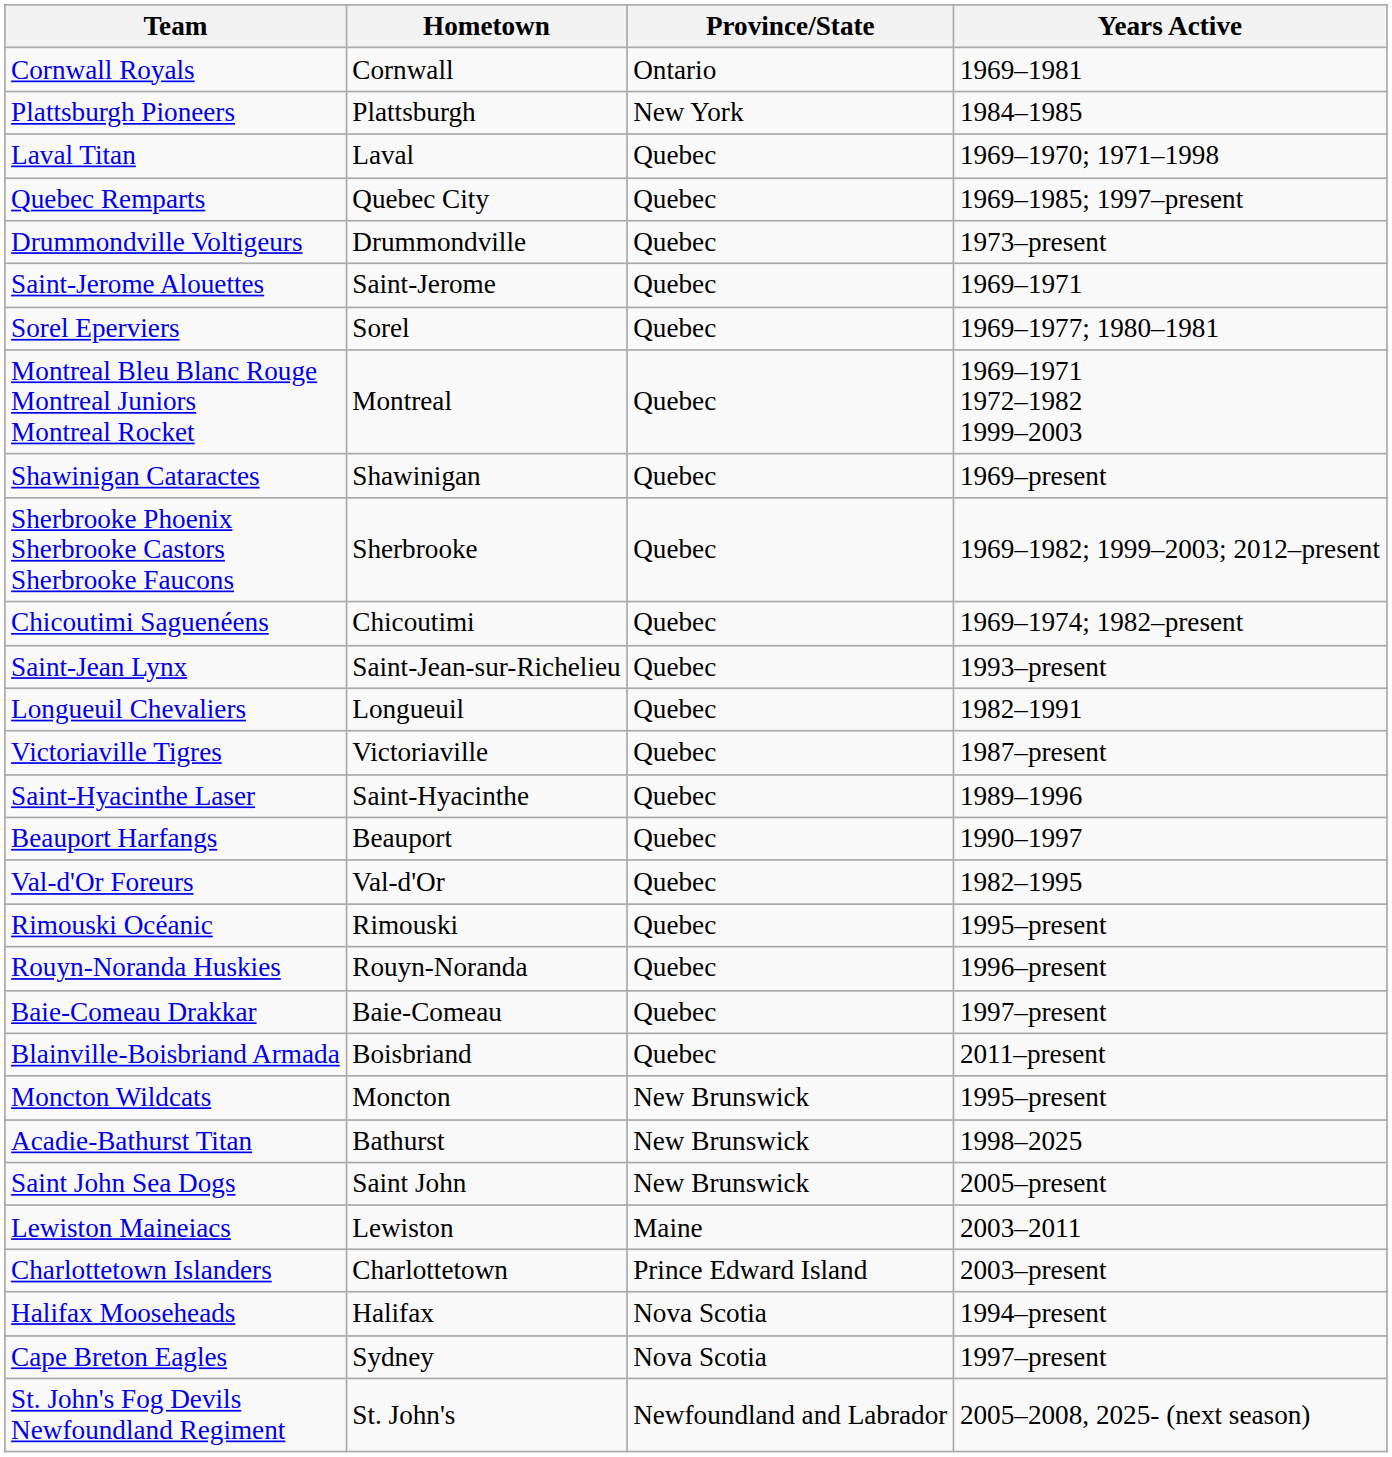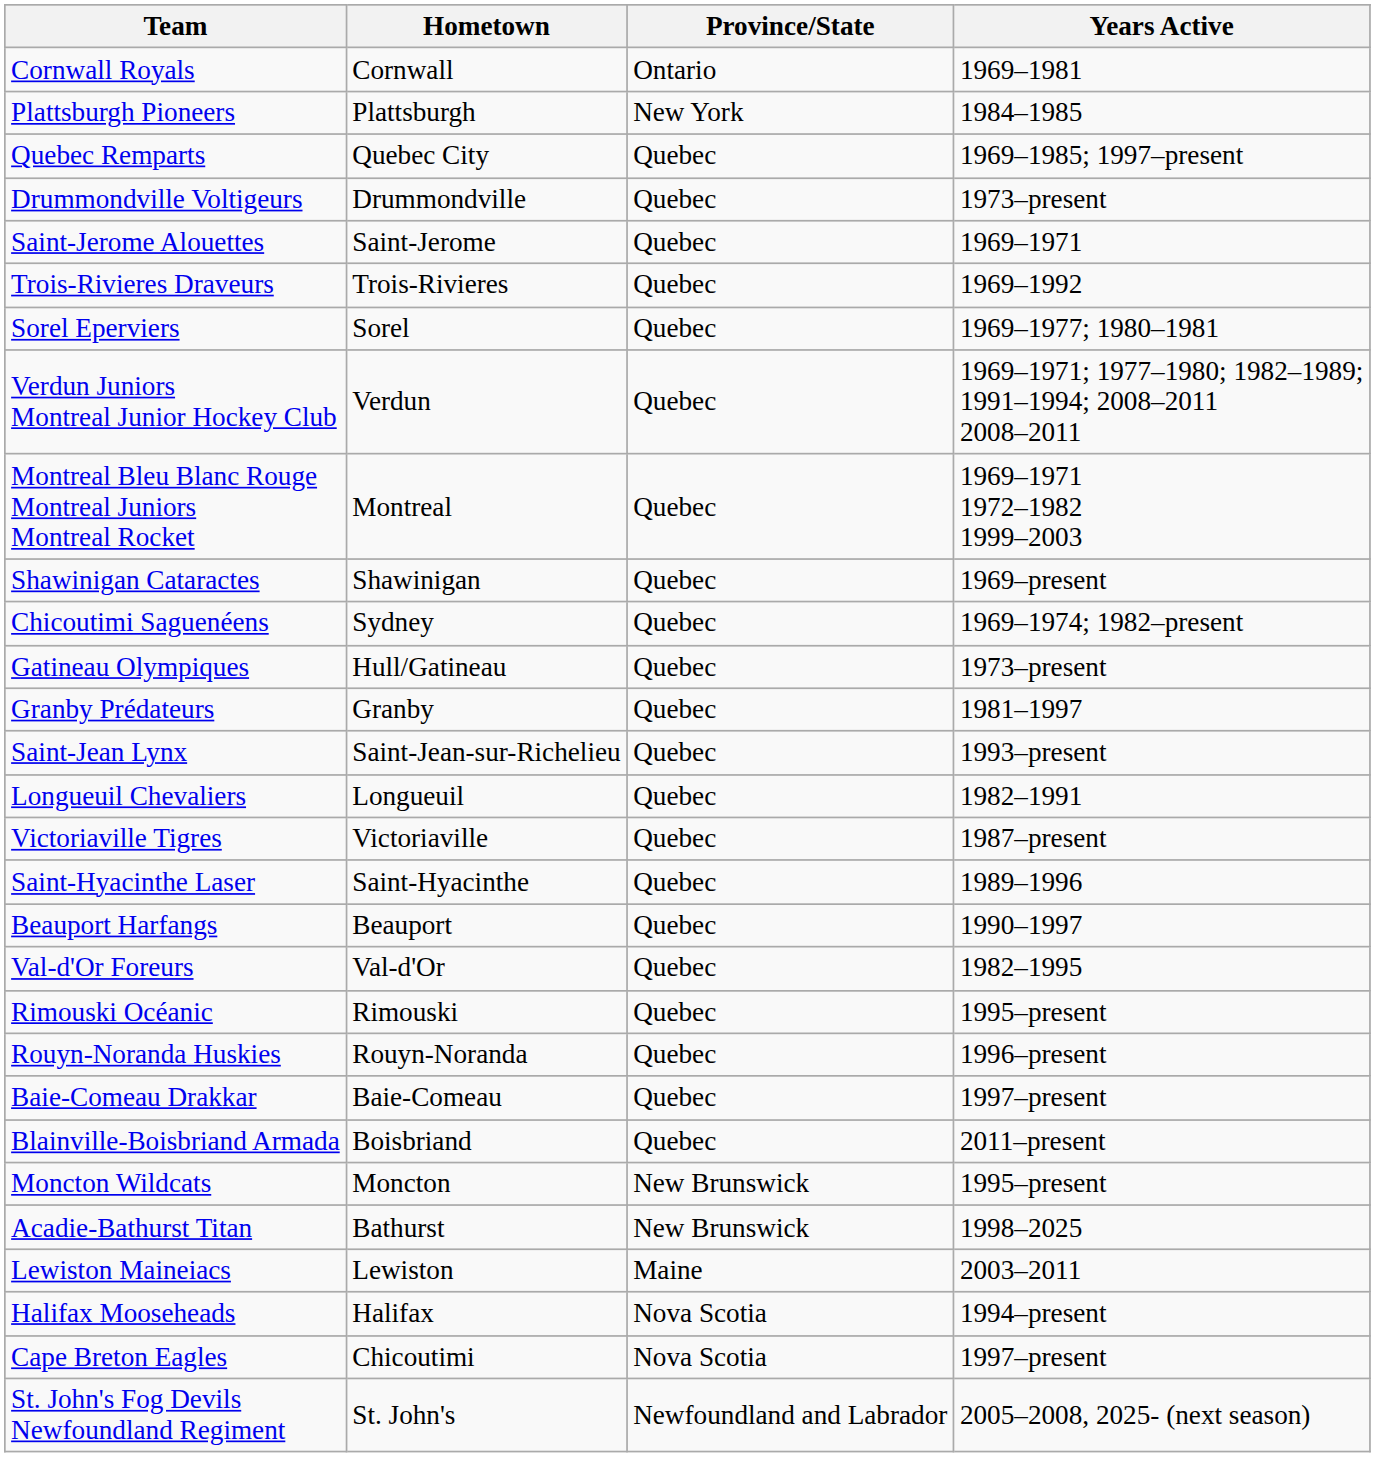- row: (73, 155)
+ row: (142, 284)
+ row: (174, 401)
- row: (123, 549)
(413, 622) Chicoutimi -> (393, 622) Sydney
+ row: (130, 666)
+ row: (113, 709)
- row: (123, 1183)
- row: (141, 1270)
(393, 1356) Sydney -> (413, 1356) Chicoutimi
